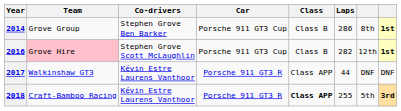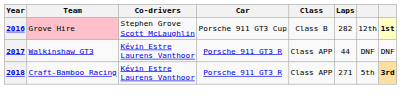- row: (15, 28)
(311, 95) bold -> (311, 73) normal
(345, 95) 255 -> (345, 73) 271
